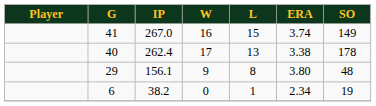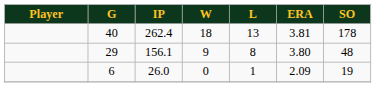- row: (112, 33)
(206, 52) 17 -> (206, 33) 18
(300, 52) 3.38 -> (300, 33) 3.81
(159, 91) 38.2 -> (159, 71) 26.0
(300, 91) 2.34 -> (300, 71) 2.09
